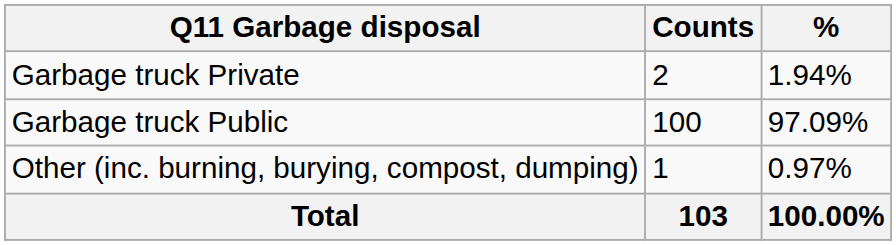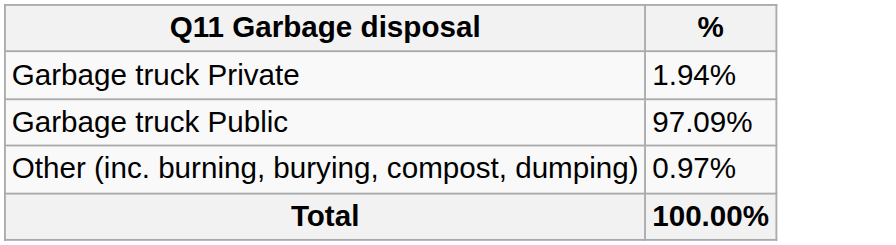- column: (703, 27)
